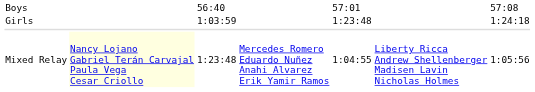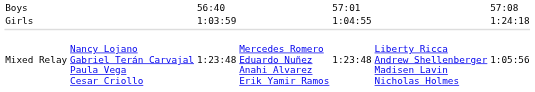(352, 21) 1:23:48 -> (352, 21) 1:04:55
(132, 65) lightyellow background -> (132, 65) no background
(352, 59) 1:04:55 -> (352, 59) 1:23:48
